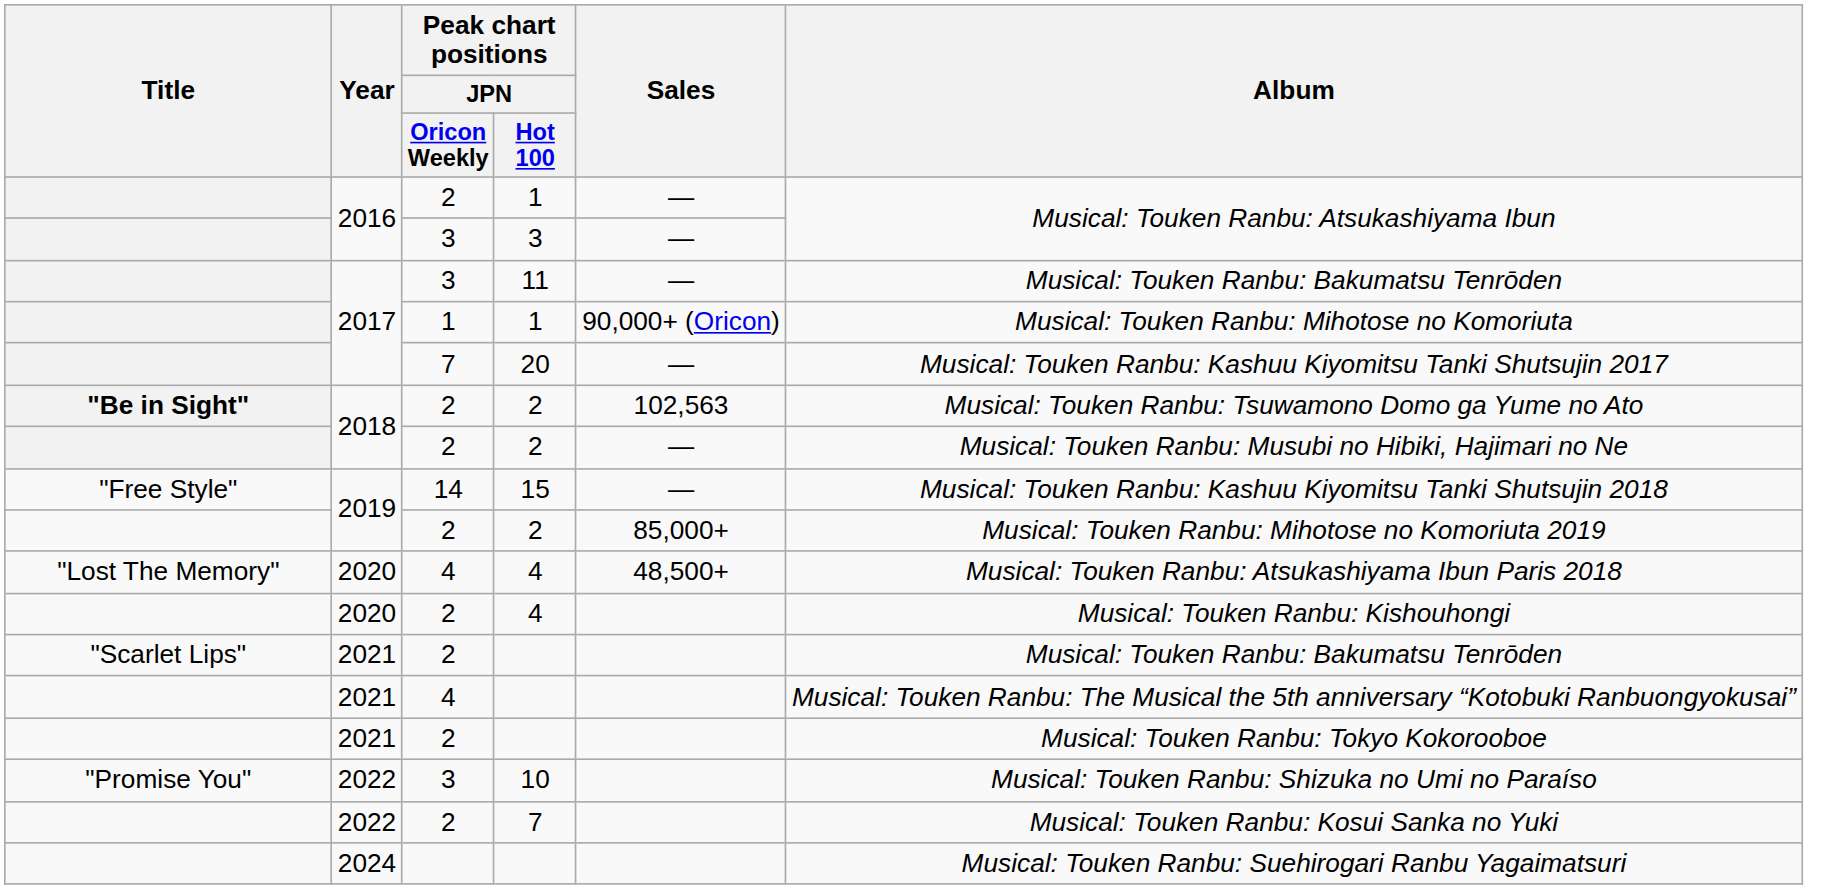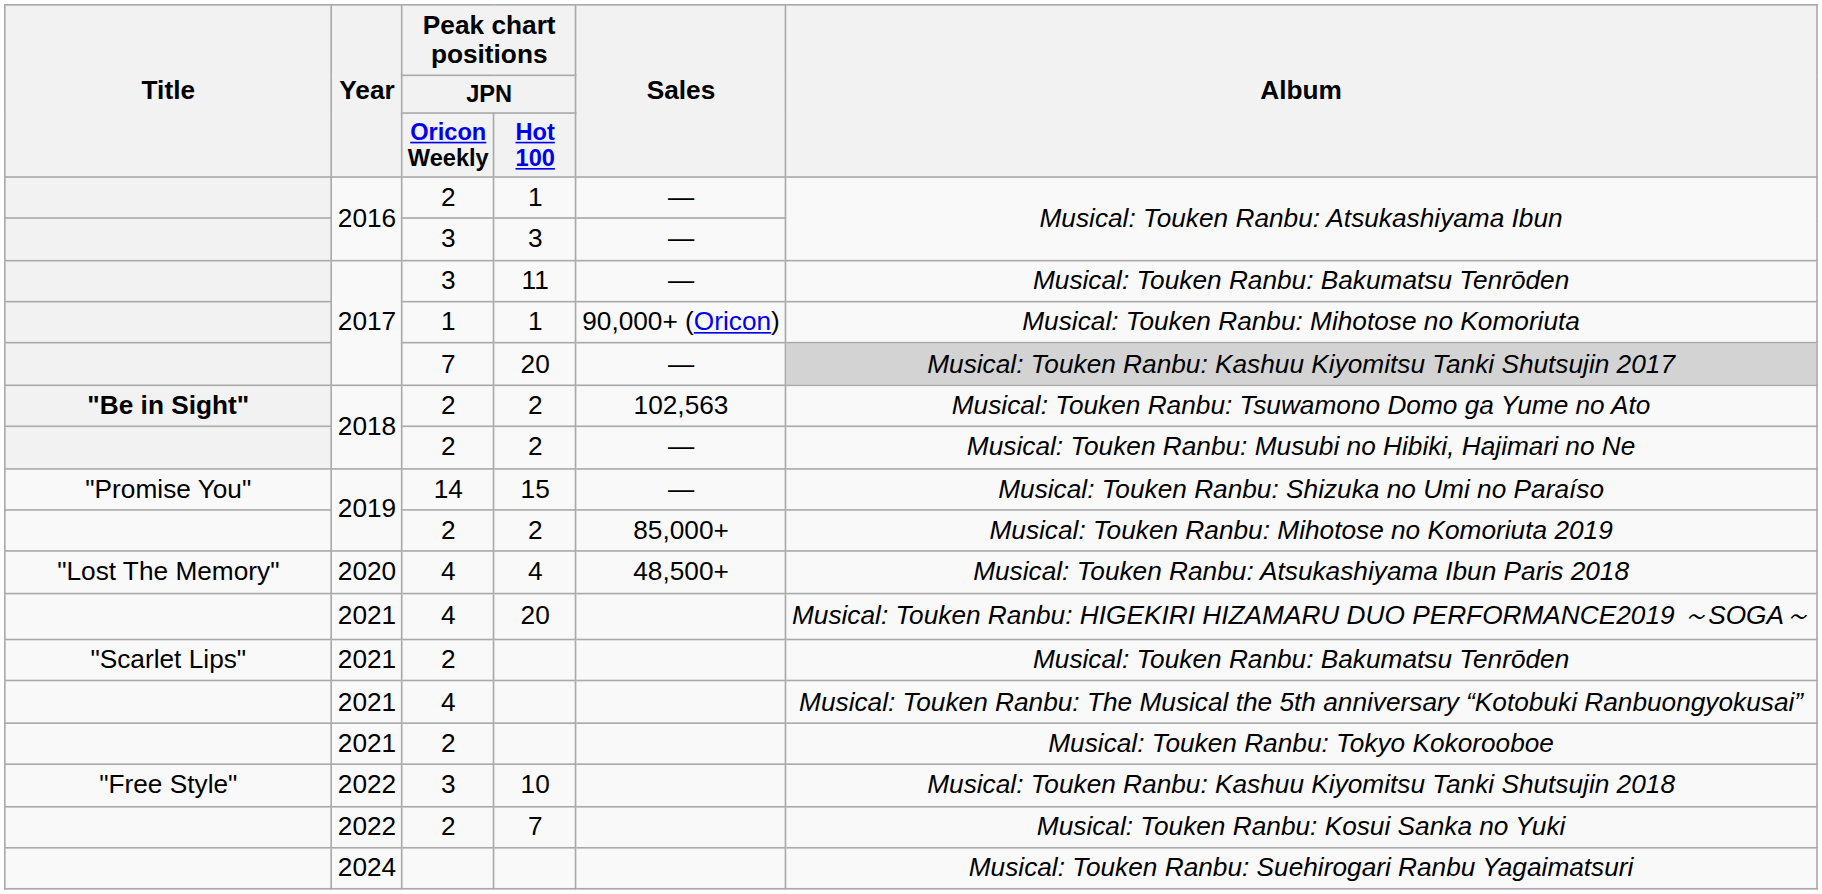(1294, 363) no background -> (1301, 363) lightgrey background
(168, 488) "Free Style" -> (168, 488) "Promise You"
(1294, 488) Musical: Touken Ranbu: Kashuu Kiyomitsu Tanki Shutsujin 2018 -> (1301, 488) Musical: Touken Ranbu: Shizuka no Umi no Paraíso
- row: (448, 613)
+ row: (448, 615)
(168, 779) "Promise You" -> (168, 784) "Free Style"
(1294, 779) Musical: Touken Ranbu: Shizuka no Umi no Paraíso -> (1301, 784) Musical: Touken Ranbu: Kashuu Kiyomitsu Tanki Shutsujin 2018
